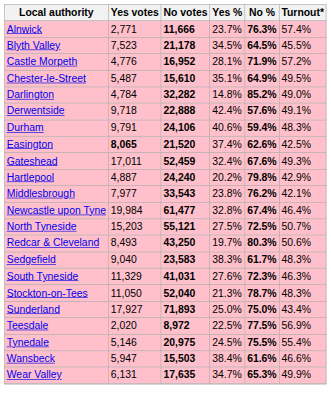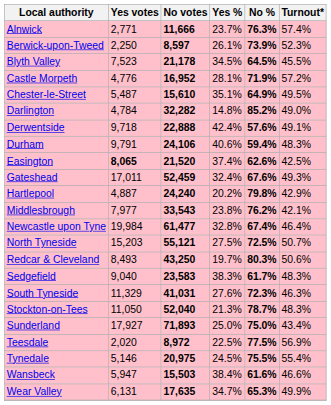+ row: (55, 45)
